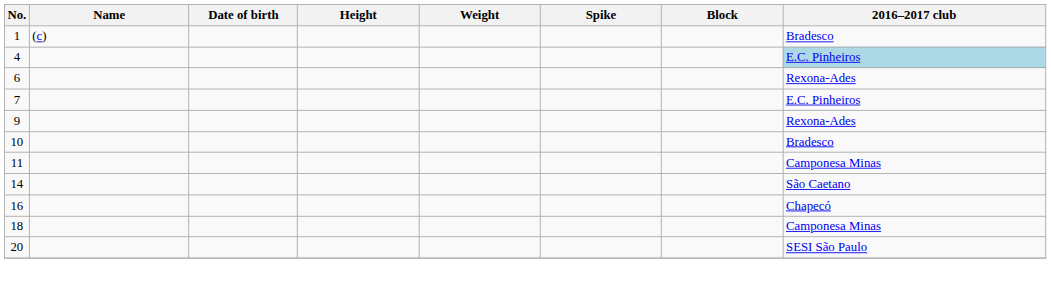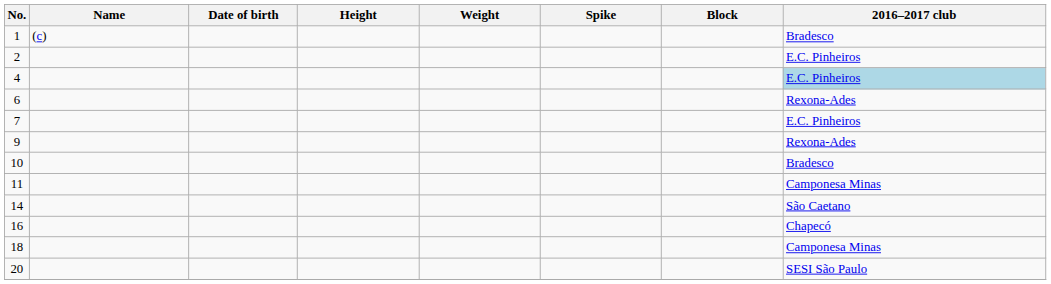+ row: (17, 57)
